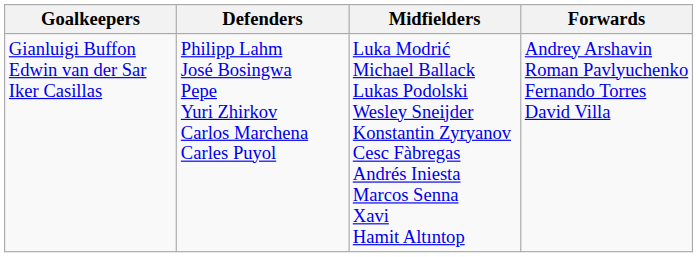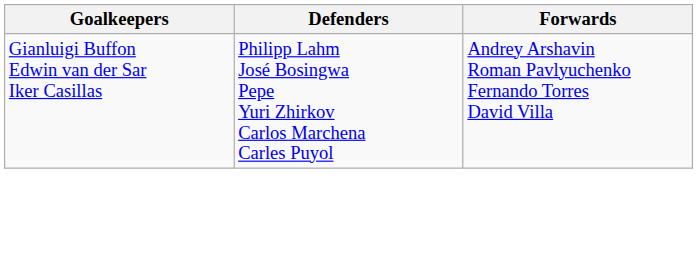- column: (435, 19)
